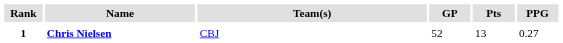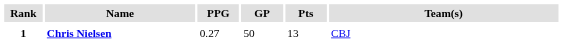columns swapped: (312, 13) <-> (537, 13)
(437, 33) 52 -> (249, 33) 50
